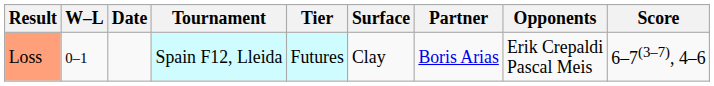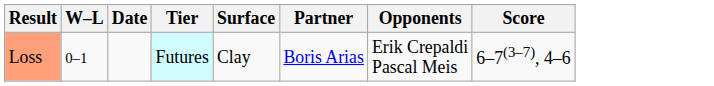- column: (219, 18)
